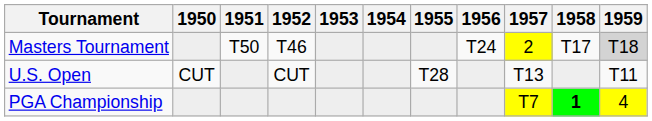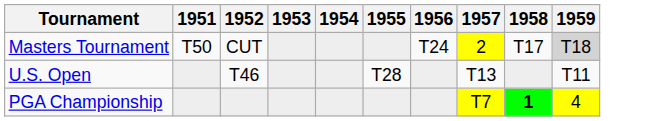- column: (197, 19)
(292, 47) T46 -> (244, 47) CUT
(292, 75) CUT -> (244, 75) T46
